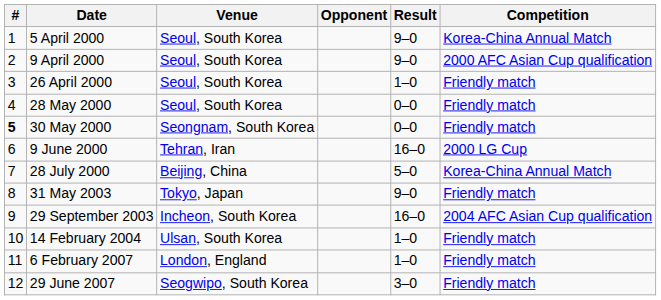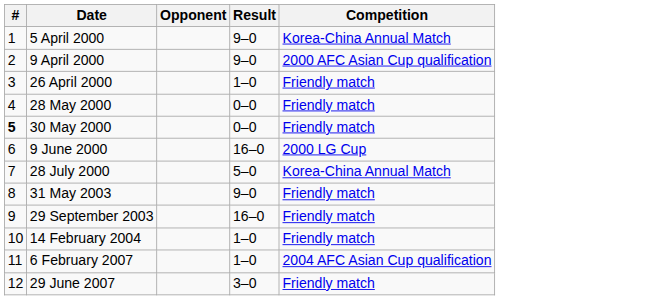- column: (237, 15)
(548, 216) 2004 AFC Asian Cup qualification -> (329, 216) Friendly match
(489, 261) Friendly match -> (387, 261) 2004 AFC Asian Cup qualification
